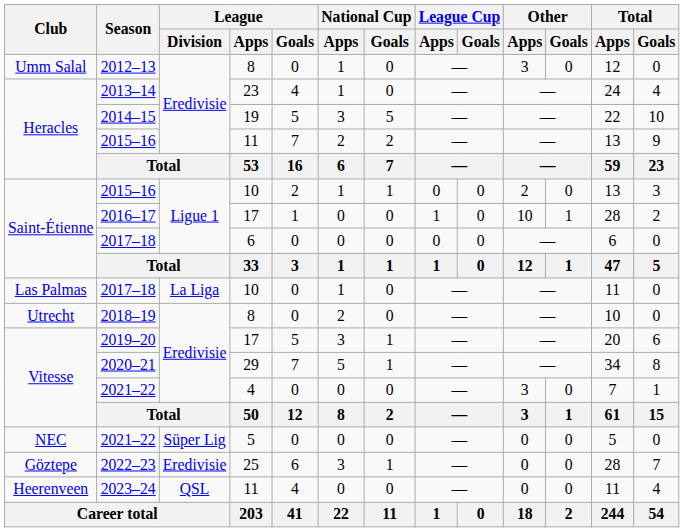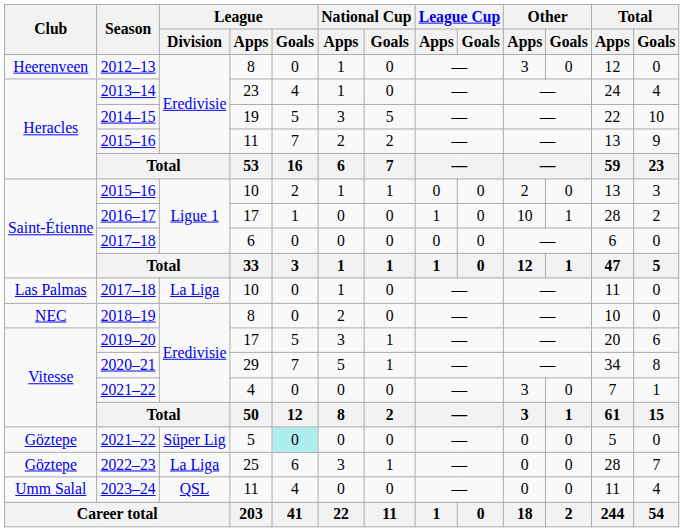(51, 66) Umm Salal -> (51, 66) Heerenveen
(51, 315) Utrecht -> (51, 315) NEC
(51, 439) NEC -> (51, 439) Göztepe
(295, 439) no background -> (295, 439) paleturquoise background
(195, 464) Eredivisie -> (195, 464) La Liga
(51, 489) Heerenveen -> (51, 489) Umm Salal
